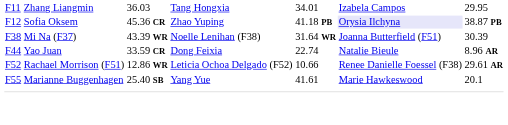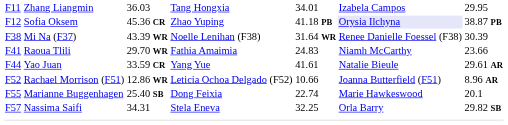(390, 36) Joanna Butterfield (F51) -> (400, 36) Renee Danielle Foessel (F38)
+ row: (13, 50)
(196, 50) Dong Feixia -> (190, 65) Yang Yue
(307, 50) 22.74 -> (307, 65) 41.61
(481, 50) 8.96 AR -> (484, 65) 29.61 AR
(400, 65) Renee Danielle Foessel (F38) -> (390, 79) Joanna Butterfield (F51)
(484, 65) 29.61 AR -> (481, 79) 8.96 AR
(190, 79) Yang Yue -> (196, 93) Dong Feixia
(307, 79) 41.61 -> (307, 93) 22.74
+ row: (13, 108)
